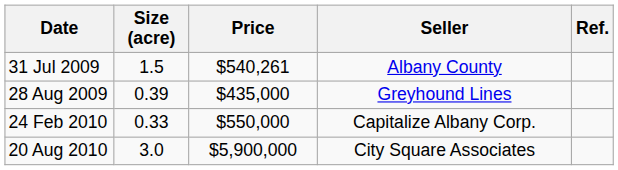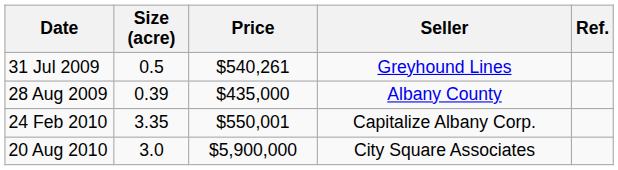(151, 66) 1.5 -> (151, 66) 0.5
(444, 66) Albany County -> (444, 66) Greyhound Lines
(444, 94) Greyhound Lines -> (444, 94) Albany County
(151, 122) 0.33 -> (151, 122) 3.35
(253, 122) $550,000 -> (253, 122) $550,001
